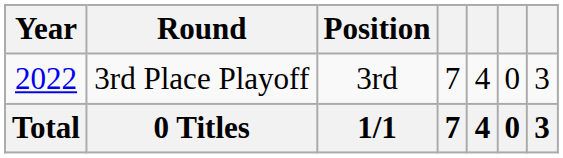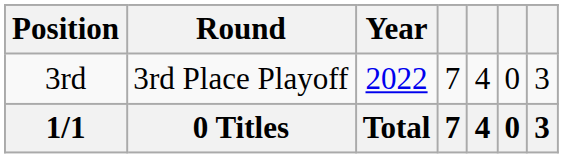columns swapped: (46, 29) <-> (377, 29)
